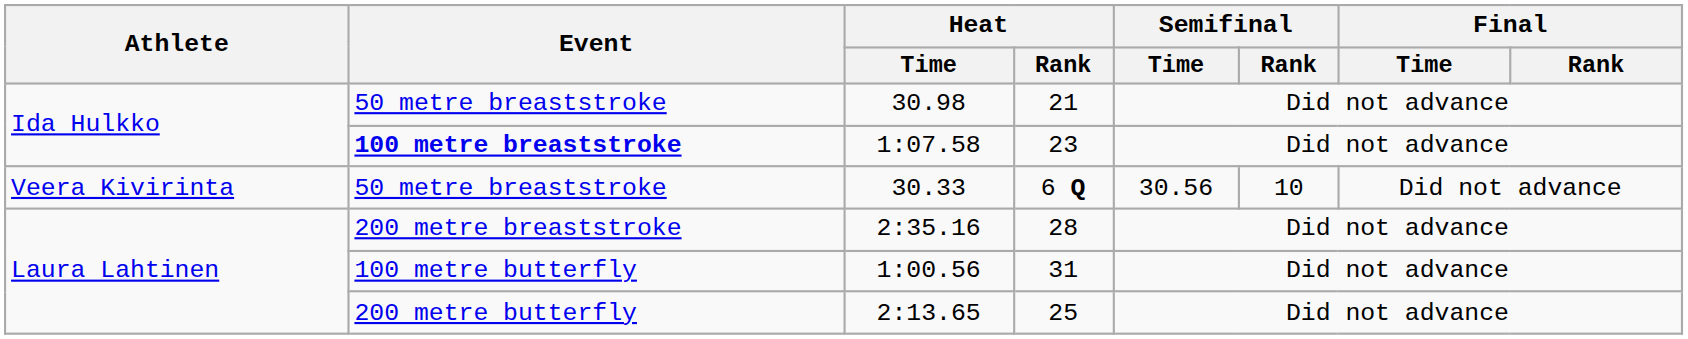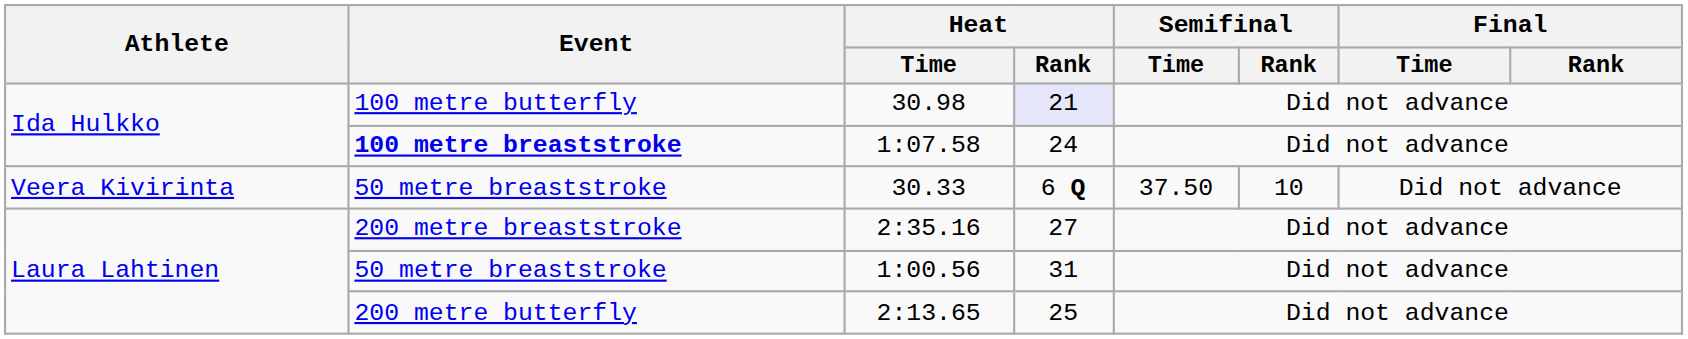(511, 104) 50 metre breaststroke -> (496, 104) 100 metre butterfly
(1063, 104) no background -> (1063, 104) lavender background
(1063, 146) 23 -> (1063, 146) 24
(1176, 188) 30.56 -> (1176, 188) 37.50
(1063, 229) 28 -> (1063, 229) 27
(496, 271) 100 metre butterfly -> (511, 271) 50 metre breaststroke
